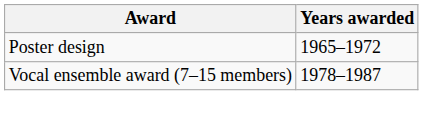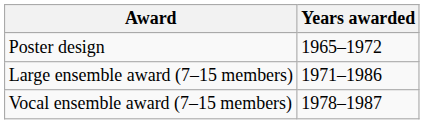+ row: (151, 75)
